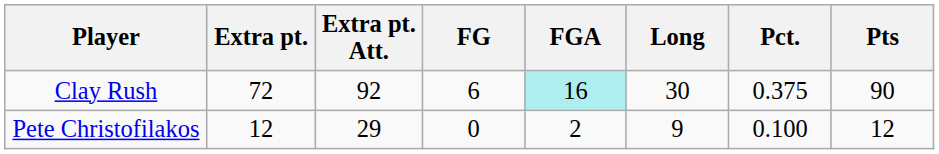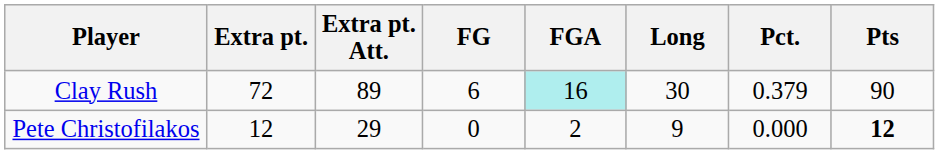(369, 90) 92 -> (369, 90) 89
(780, 90) 0.375 -> (780, 90) 0.379
(780, 129) 0.100 -> (780, 129) 0.000
(883, 129) normal -> (883, 129) bold
